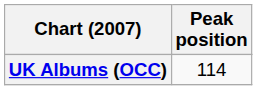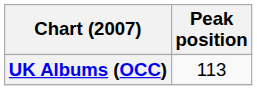(212, 69) 114 -> (212, 69) 113
